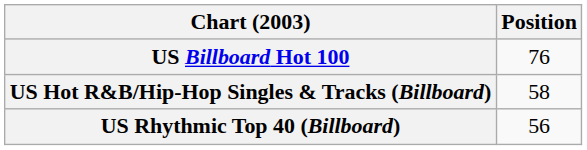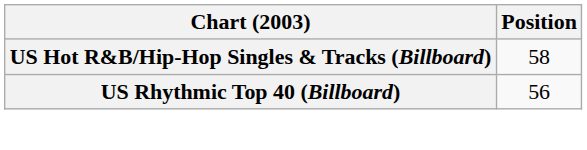- row: (250, 56)
